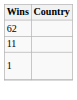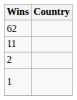+ row: (9, 60)
